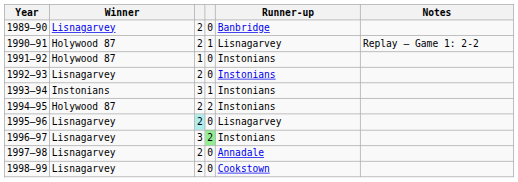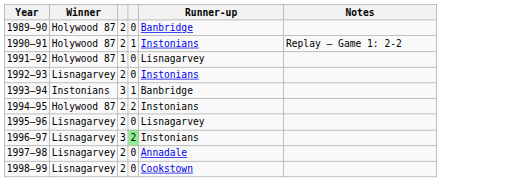(84, 28) Lisnagarvey -> (84, 28) Holywood 87
(250, 44) Lisnagarvey -> (170, 44) Instonians
(247, 59) Instonians -> (173, 59) Lisnagarvey
(247, 91) Instonians -> (167, 91) Banbridge
(200, 122) paleturquoise background -> (123, 122) no background
